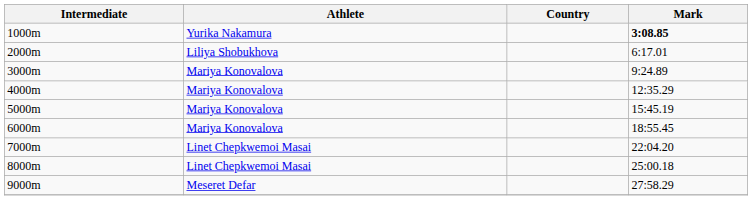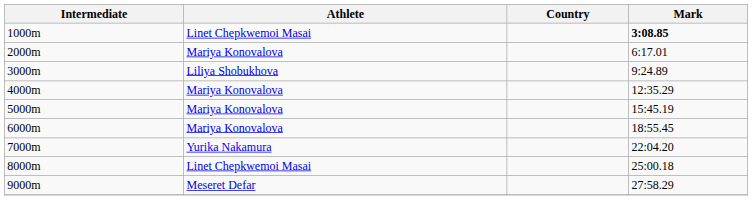(229, 33) Yurika Nakamura -> (249, 33) Linet Chepkwemoi Masai
(232, 52) Liliya Shobukhova -> (235, 52) Mariya Konovalova
(235, 71) Mariya Konovalova -> (232, 71) Liliya Shobukhova
(249, 147) Linet Chepkwemoi Masai -> (229, 147) Yurika Nakamura
